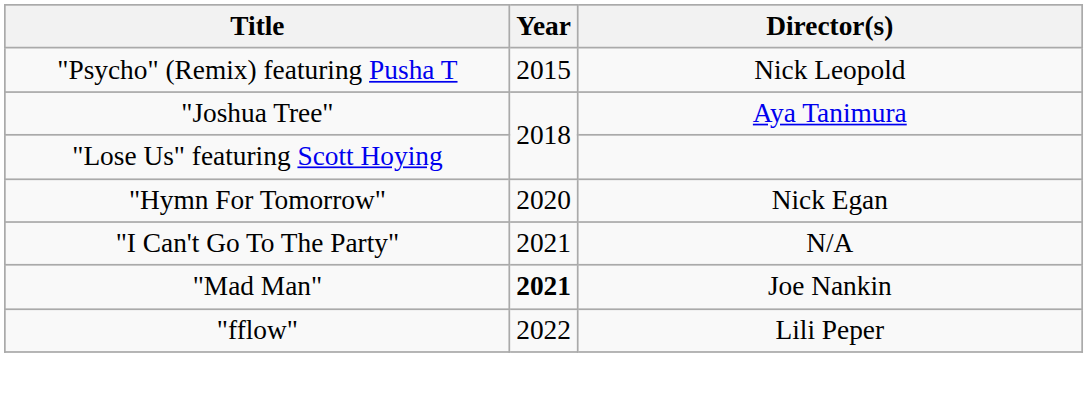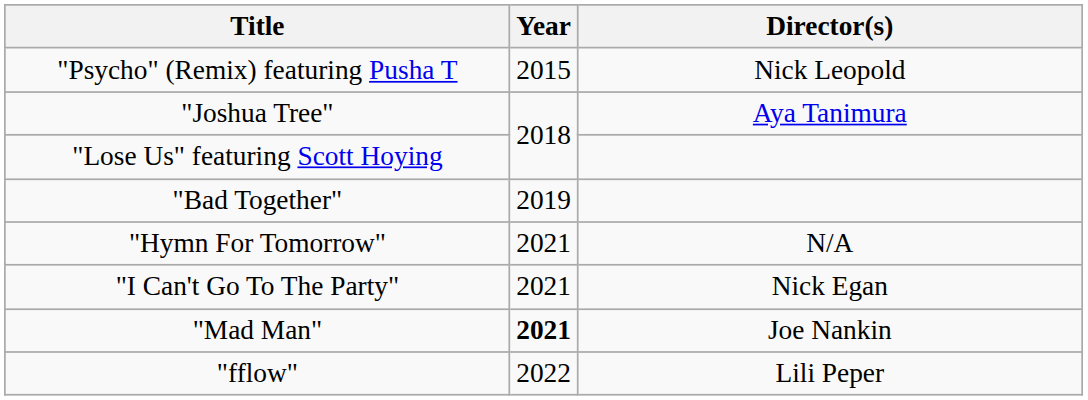+ row: (257, 199)
(544, 199) 2020 -> (544, 243) 2021
(830, 199) Nick Egan -> (830, 243) N/A
(830, 243) N/A -> (830, 286) Nick Egan
